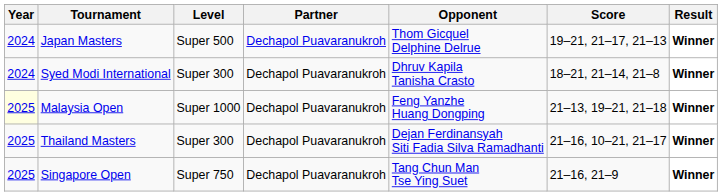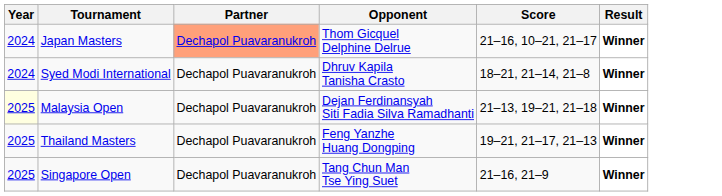- column: (209, 15)
(316, 41) no background -> (246, 41) lightsalmon background
(608, 41) 19–21, 21–17, 21–13 -> (538, 41) 21–16, 10–21, 21–17
(438, 108) Feng Yanzhe Huang Dongping -> (398, 108) Dejan Ferdinansyah Siti Fadia Silva Ramadhanti
(468, 141) Dejan Ferdinansyah Siti Fadia Silva Ramadhanti -> (368, 141) Feng Yanzhe Huang Dongping
(608, 141) 21–16, 10–21, 21–17 -> (538, 141) 19–21, 21–17, 21–13
